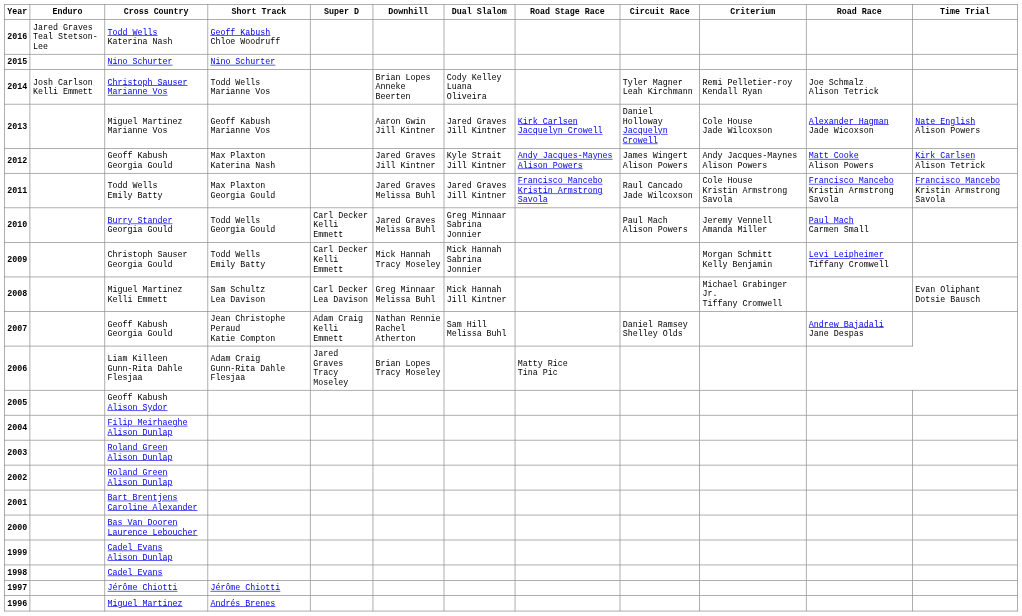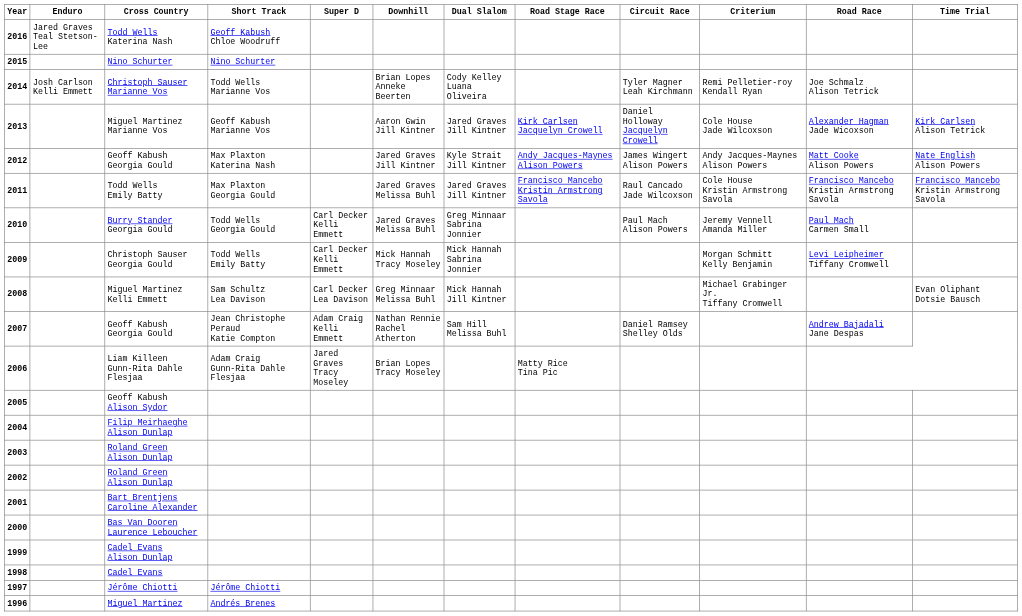(948, 126) Nate English Alison Powers -> (950, 126) Kirk Carlsen Alison Tetrick
(950, 161) Kirk Carlsen Alison Tetrick -> (948, 161) Nate English Alison Powers
